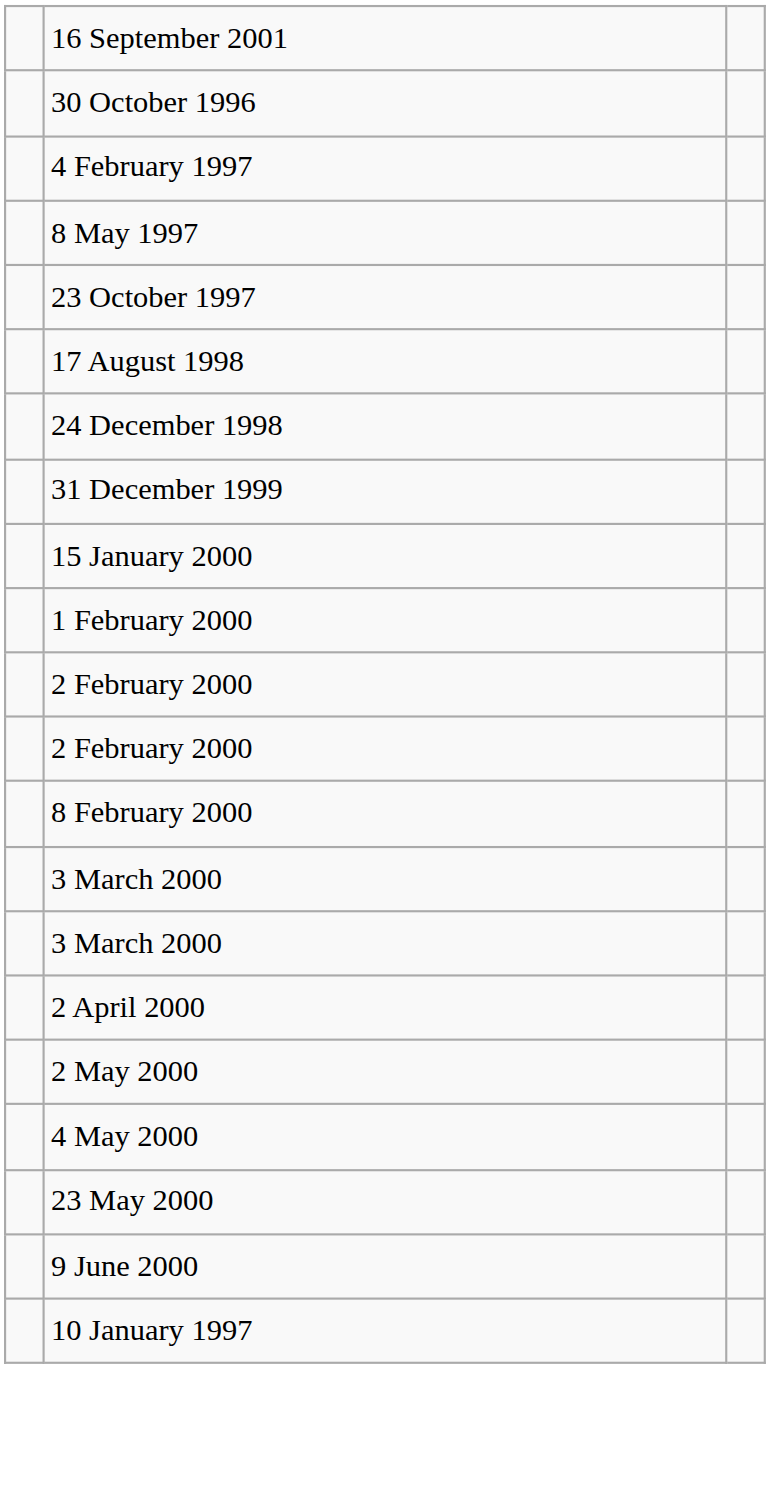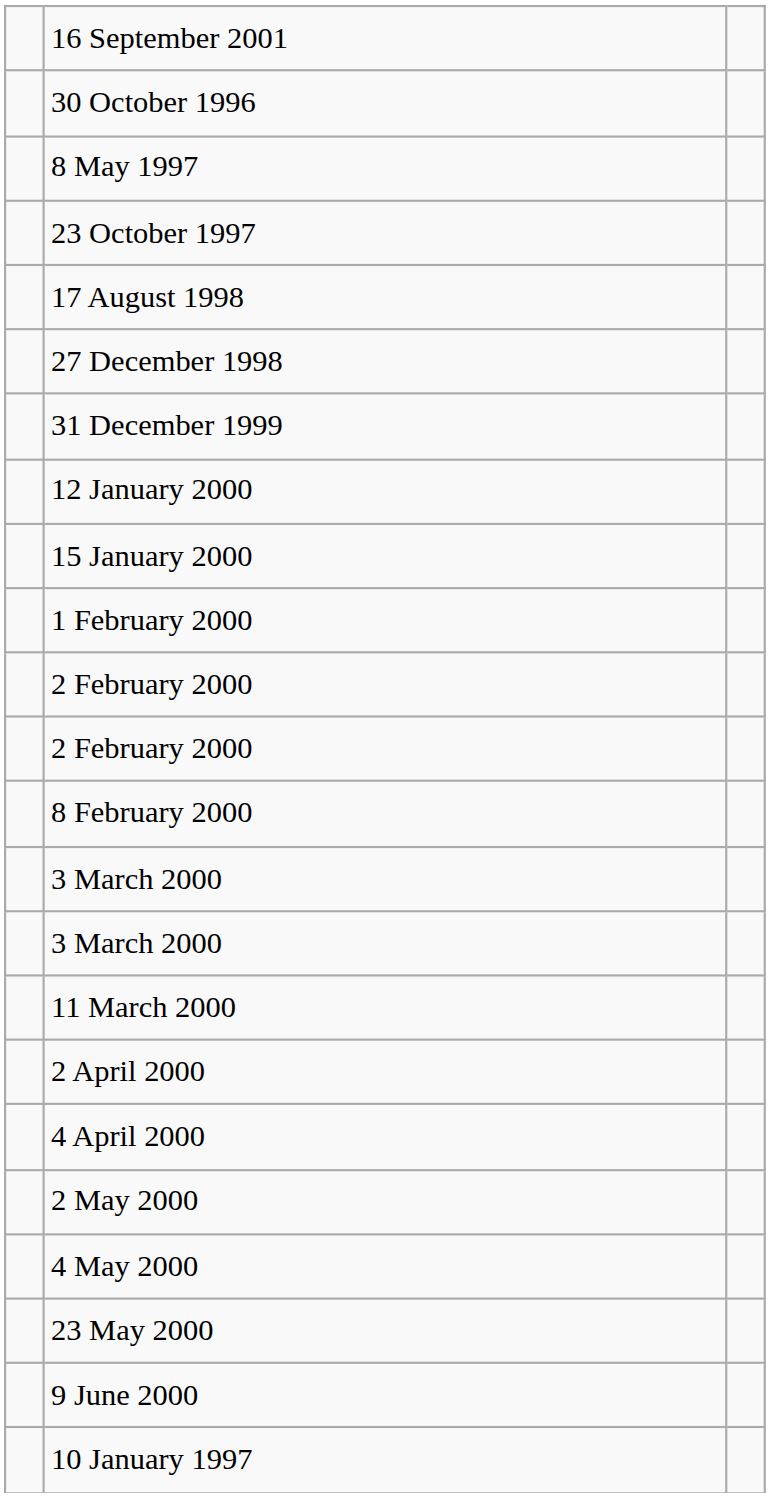- row: (24, 168)
- row: (24, 426)
+ row: (24, 362)
+ row: (24, 491)
+ row: (24, 1008)
+ row: (24, 1137)
